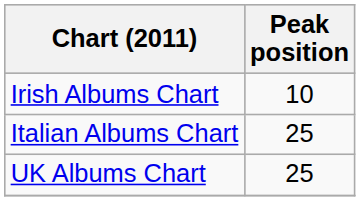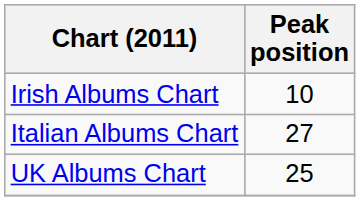(300, 133) 25 -> (300, 133) 27
